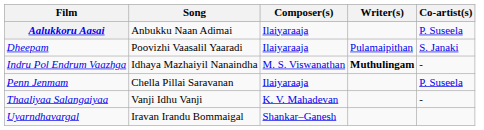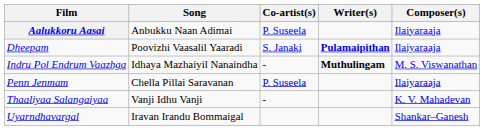columns swapped: (304, 13) <-> (446, 13)
(382, 47) normal -> (355, 47) bold
